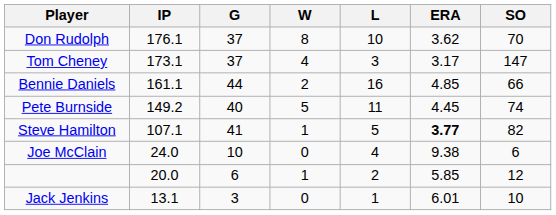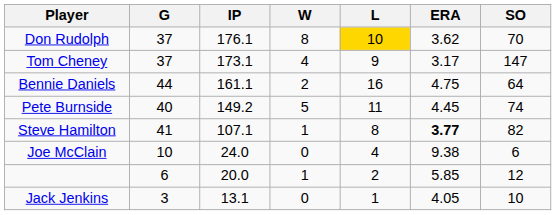columns swapped: (235, 15) <-> (164, 15)
(375, 38) no background -> (375, 38) gold background
(375, 61) 3 -> (375, 61) 9
(445, 84) 4.85 -> (445, 84) 4.75
(516, 84) 66 -> (516, 84) 64
(375, 130) 5 -> (375, 130) 8
(445, 198) 6.01 -> (445, 198) 4.05
